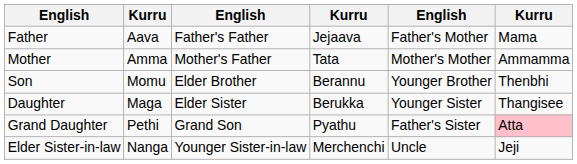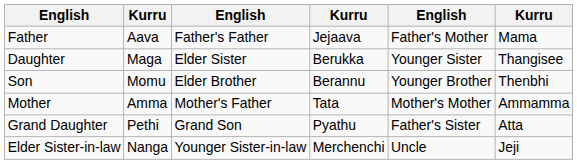rows swapped: (29, 59) <-> (36, 103)
(511, 125) pink background -> (511, 125) no background
